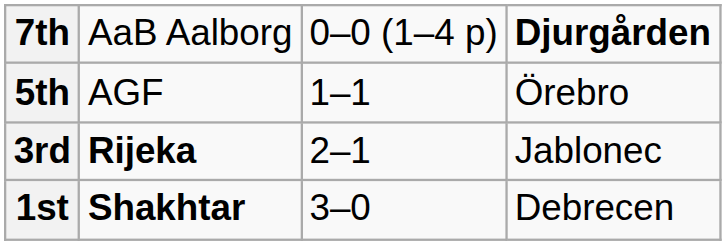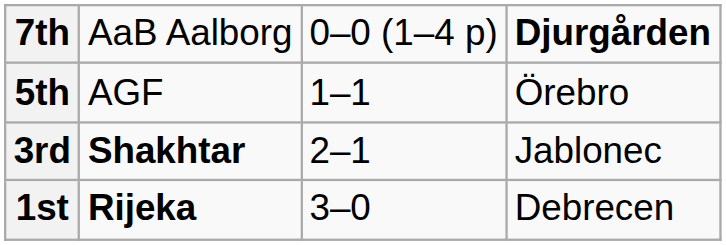(190, 151) Rijeka -> (190, 151) Shakhtar
(190, 209) Shakhtar -> (190, 209) Rijeka
